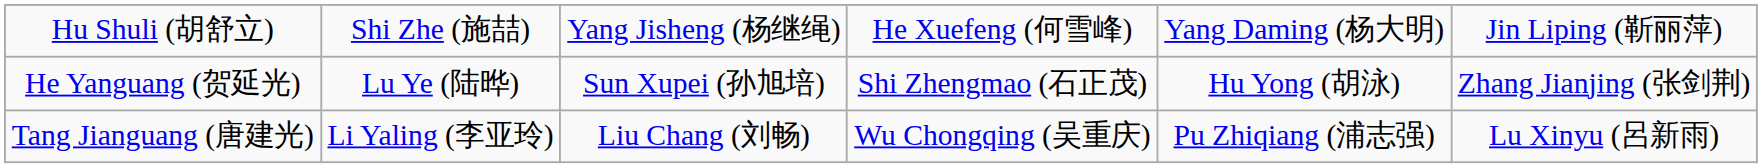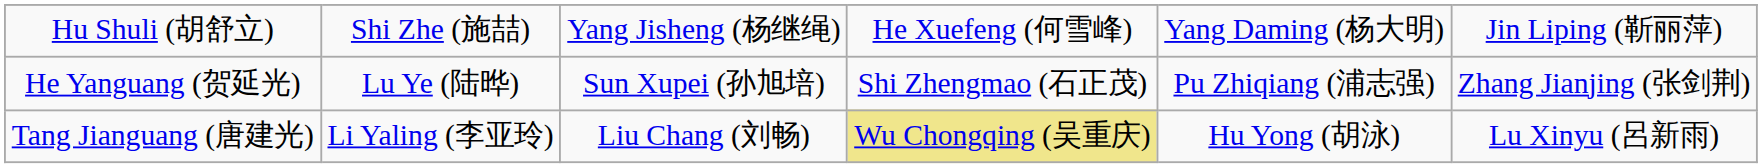(1304, 82) Hu Yong (胡泳) -> (1304, 82) Pu Zhiqiang (浦志强)
(1002, 134) no background -> (1002, 134) khaki background
(1304, 134) Pu Zhiqiang (浦志强) -> (1304, 134) Hu Yong (胡泳)
